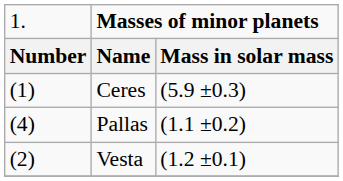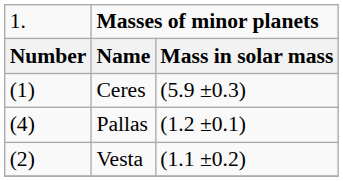(203, 124) (1.1 ±0.2) -> (203, 124) (1.2 ±0.1)
(203, 158) (1.2 ±0.1) -> (203, 158) (1.1 ±0.2)
